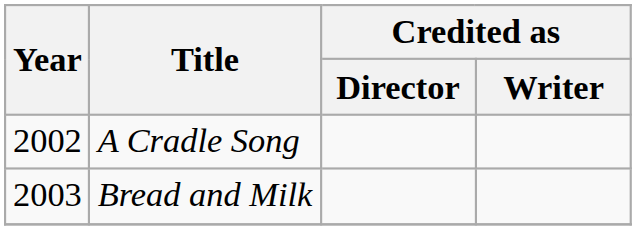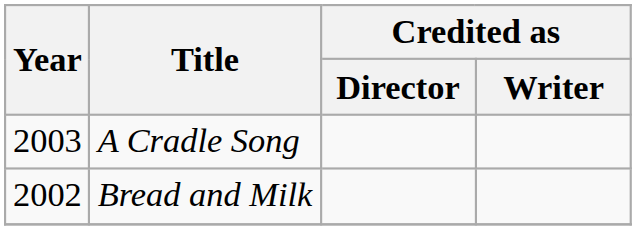(47, 140) 2002 -> (47, 140) 2003
(47, 195) 2003 -> (47, 195) 2002
